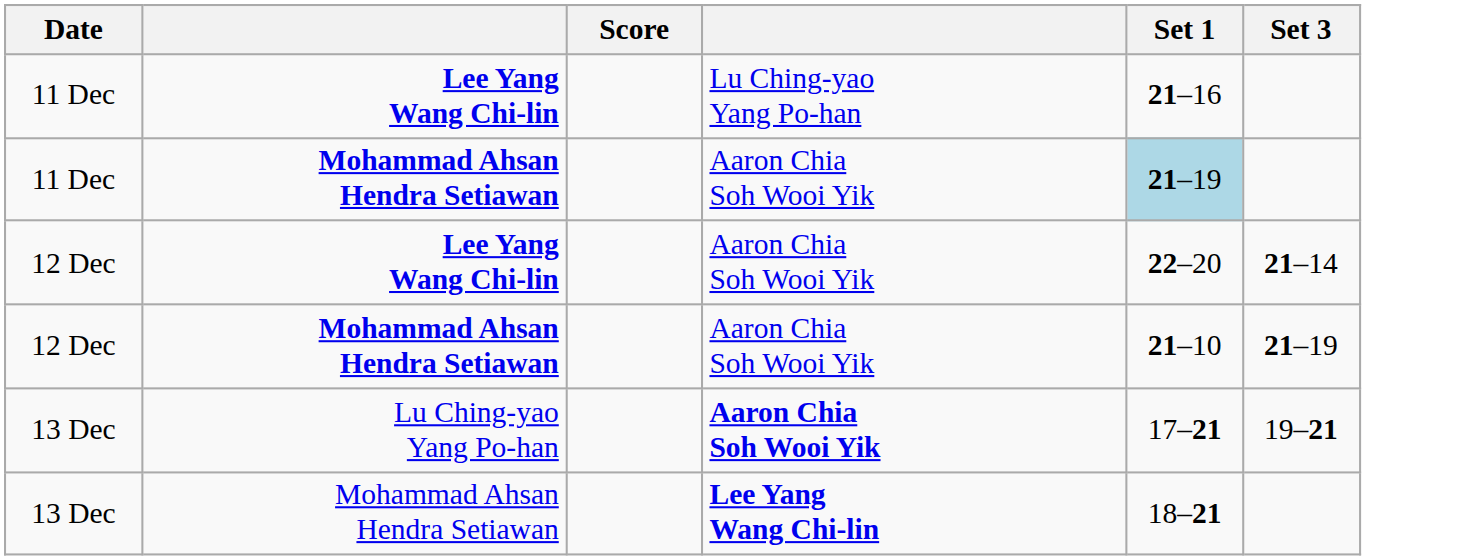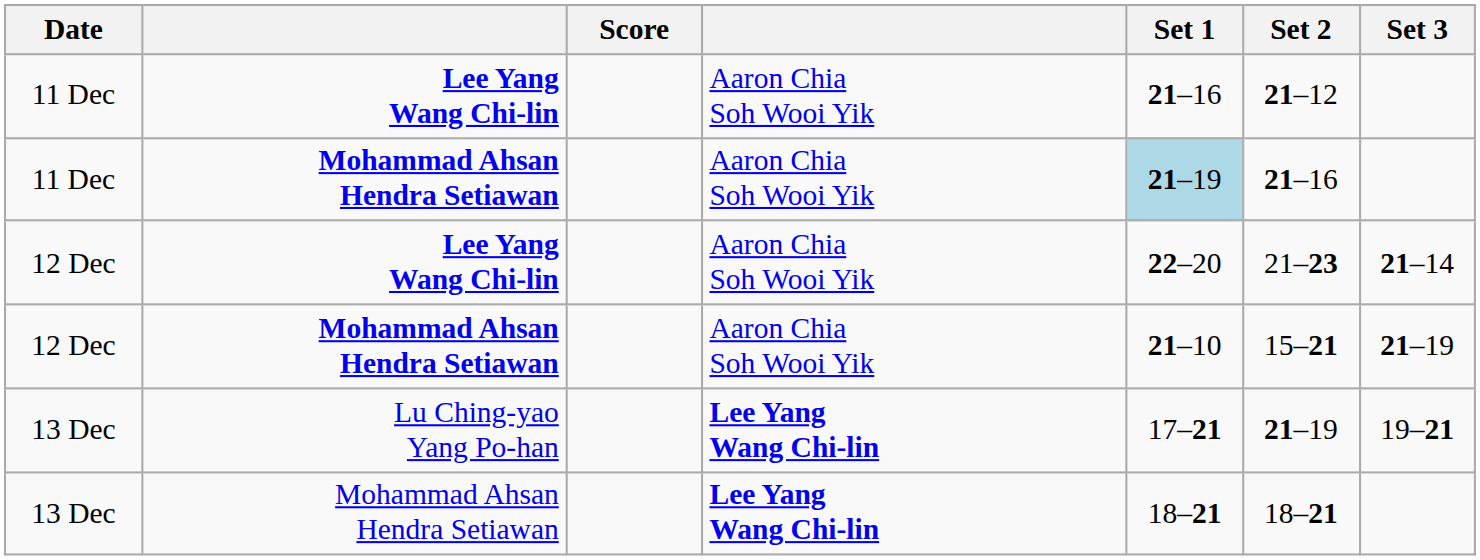+ column: (1301, 29)
(792, 95) Lu Ching-yao Yang Po-han -> (792, 95) Aaron Chia Soh Wooi Yik
(795, 429) Aaron Chia Soh Wooi Yik -> (794, 429) Lee Yang Wang Chi-lin
